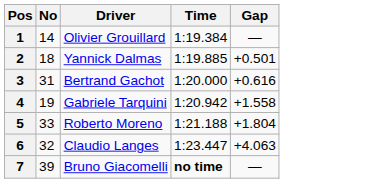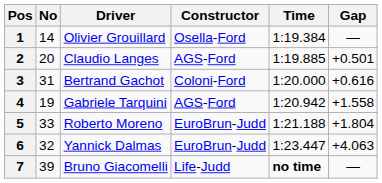+ column: (220, 15)
(47, 59) 18 -> (47, 59) 20
(113, 59) Yannick Dalmas -> (111, 59) Claudio Langes
(111, 145) Claudio Langes -> (113, 145) Yannick Dalmas
